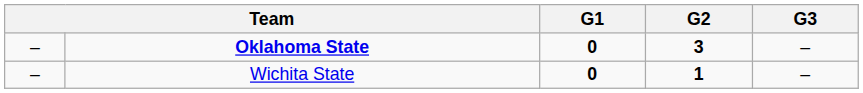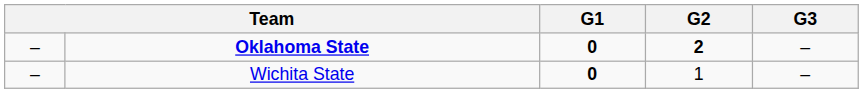(699, 47) 3 -> (699, 47) 2
(699, 75) bold -> (699, 75) normal
